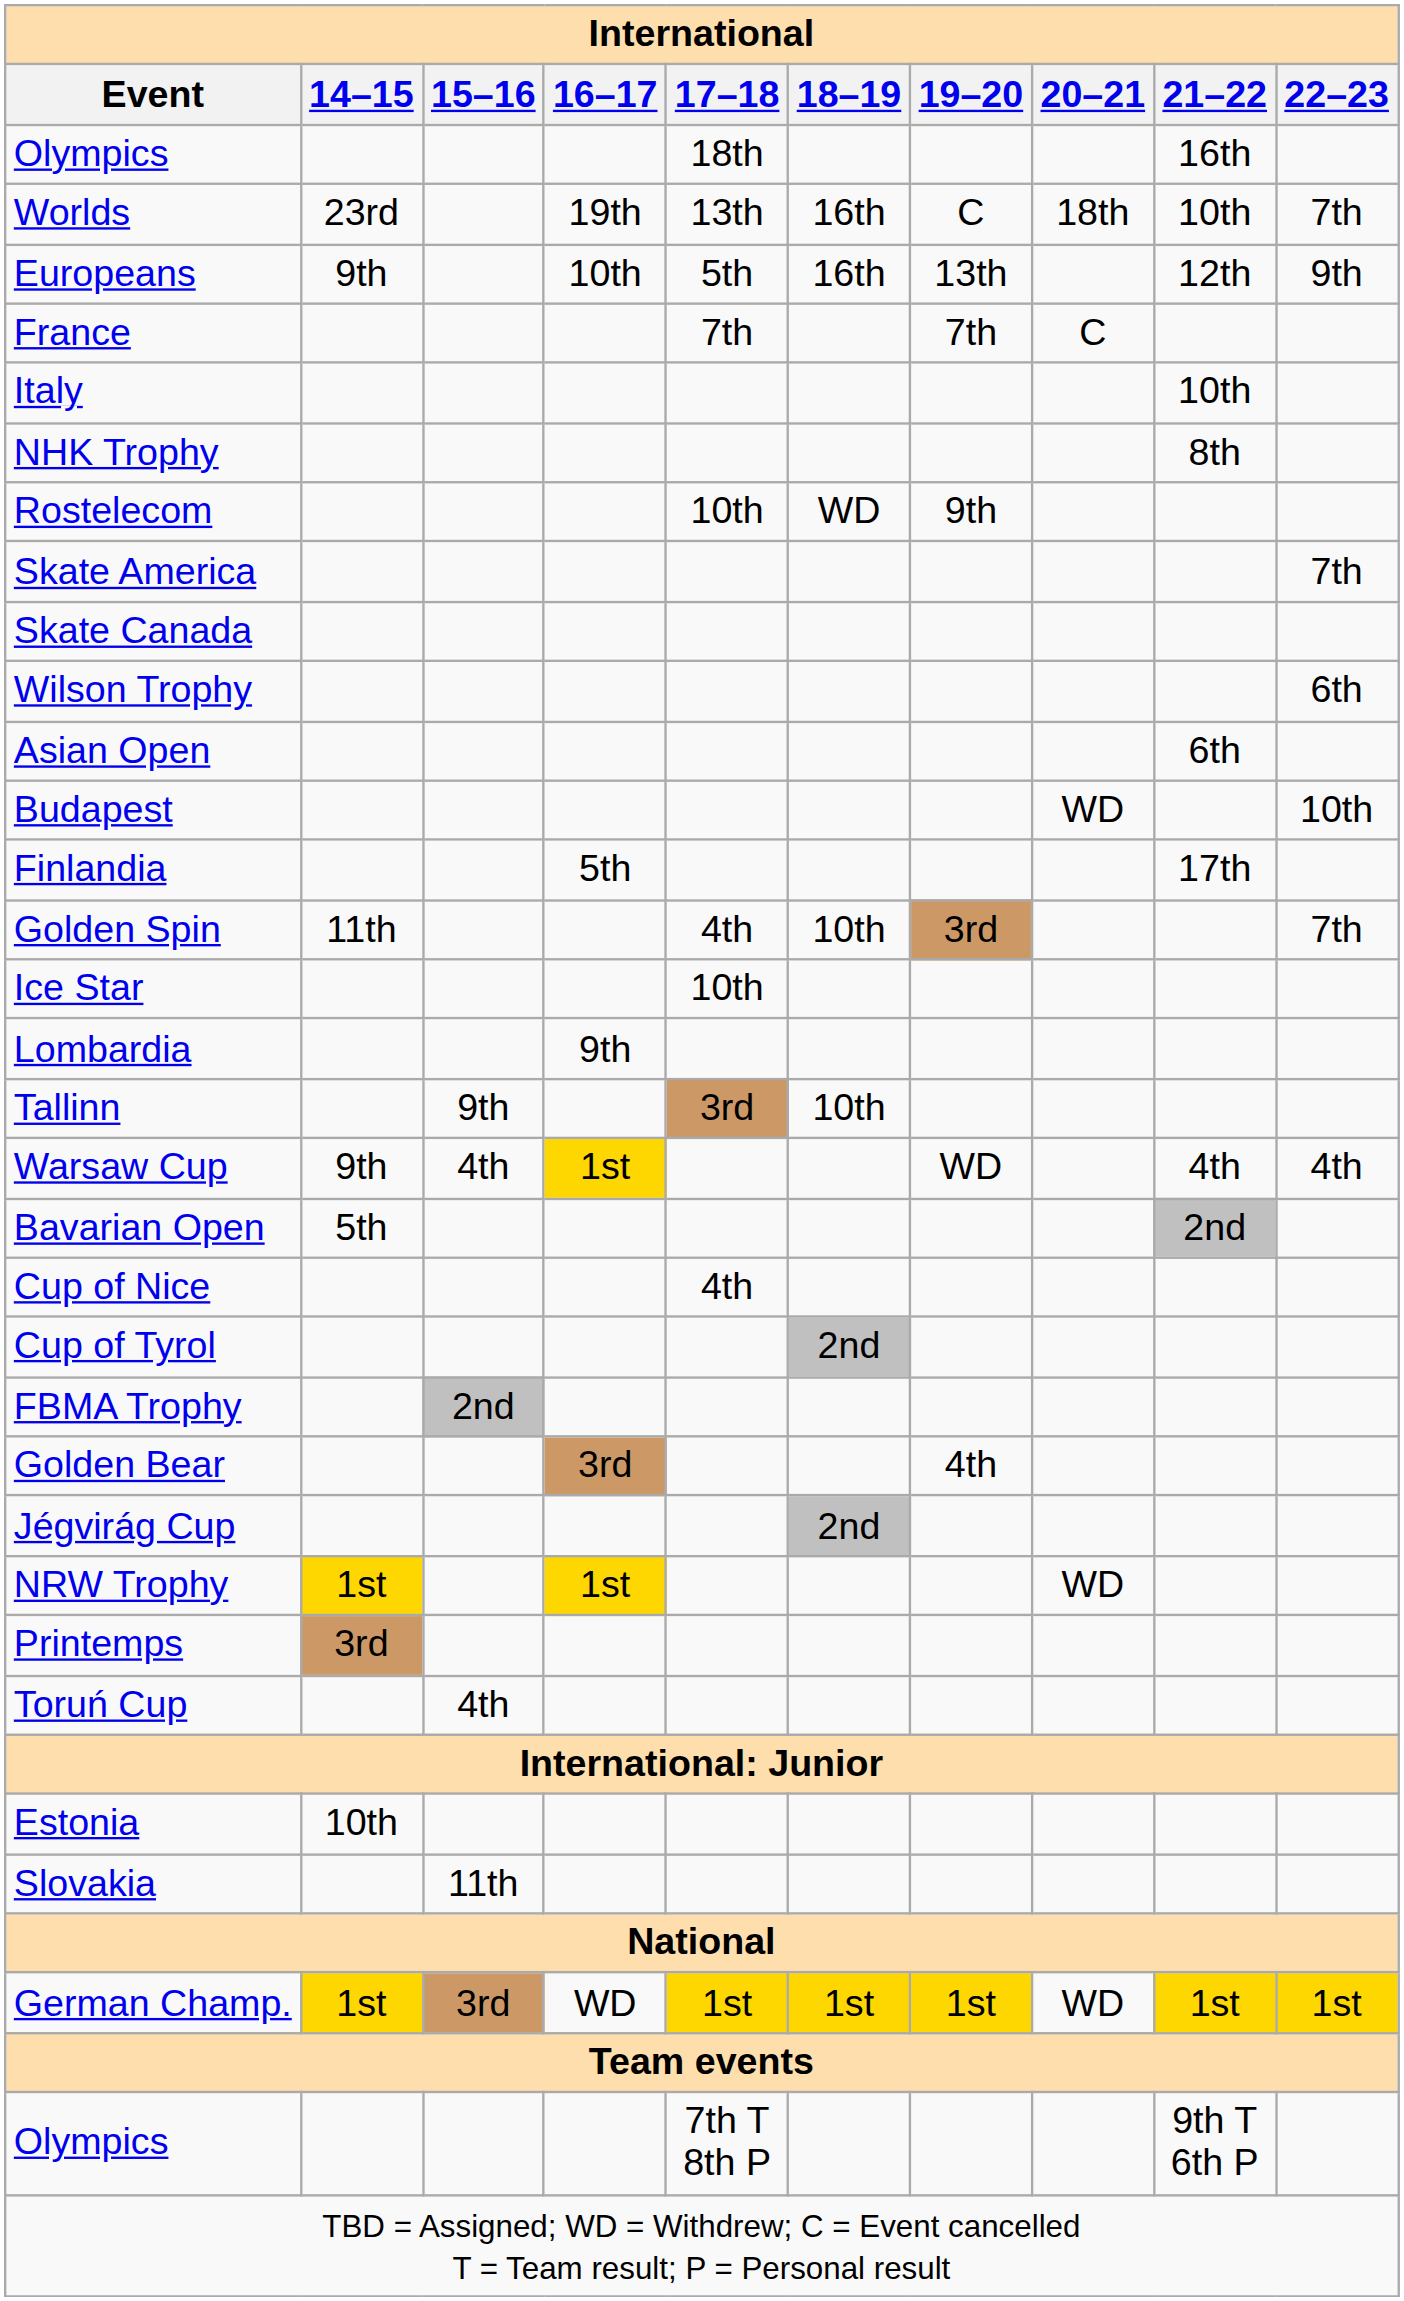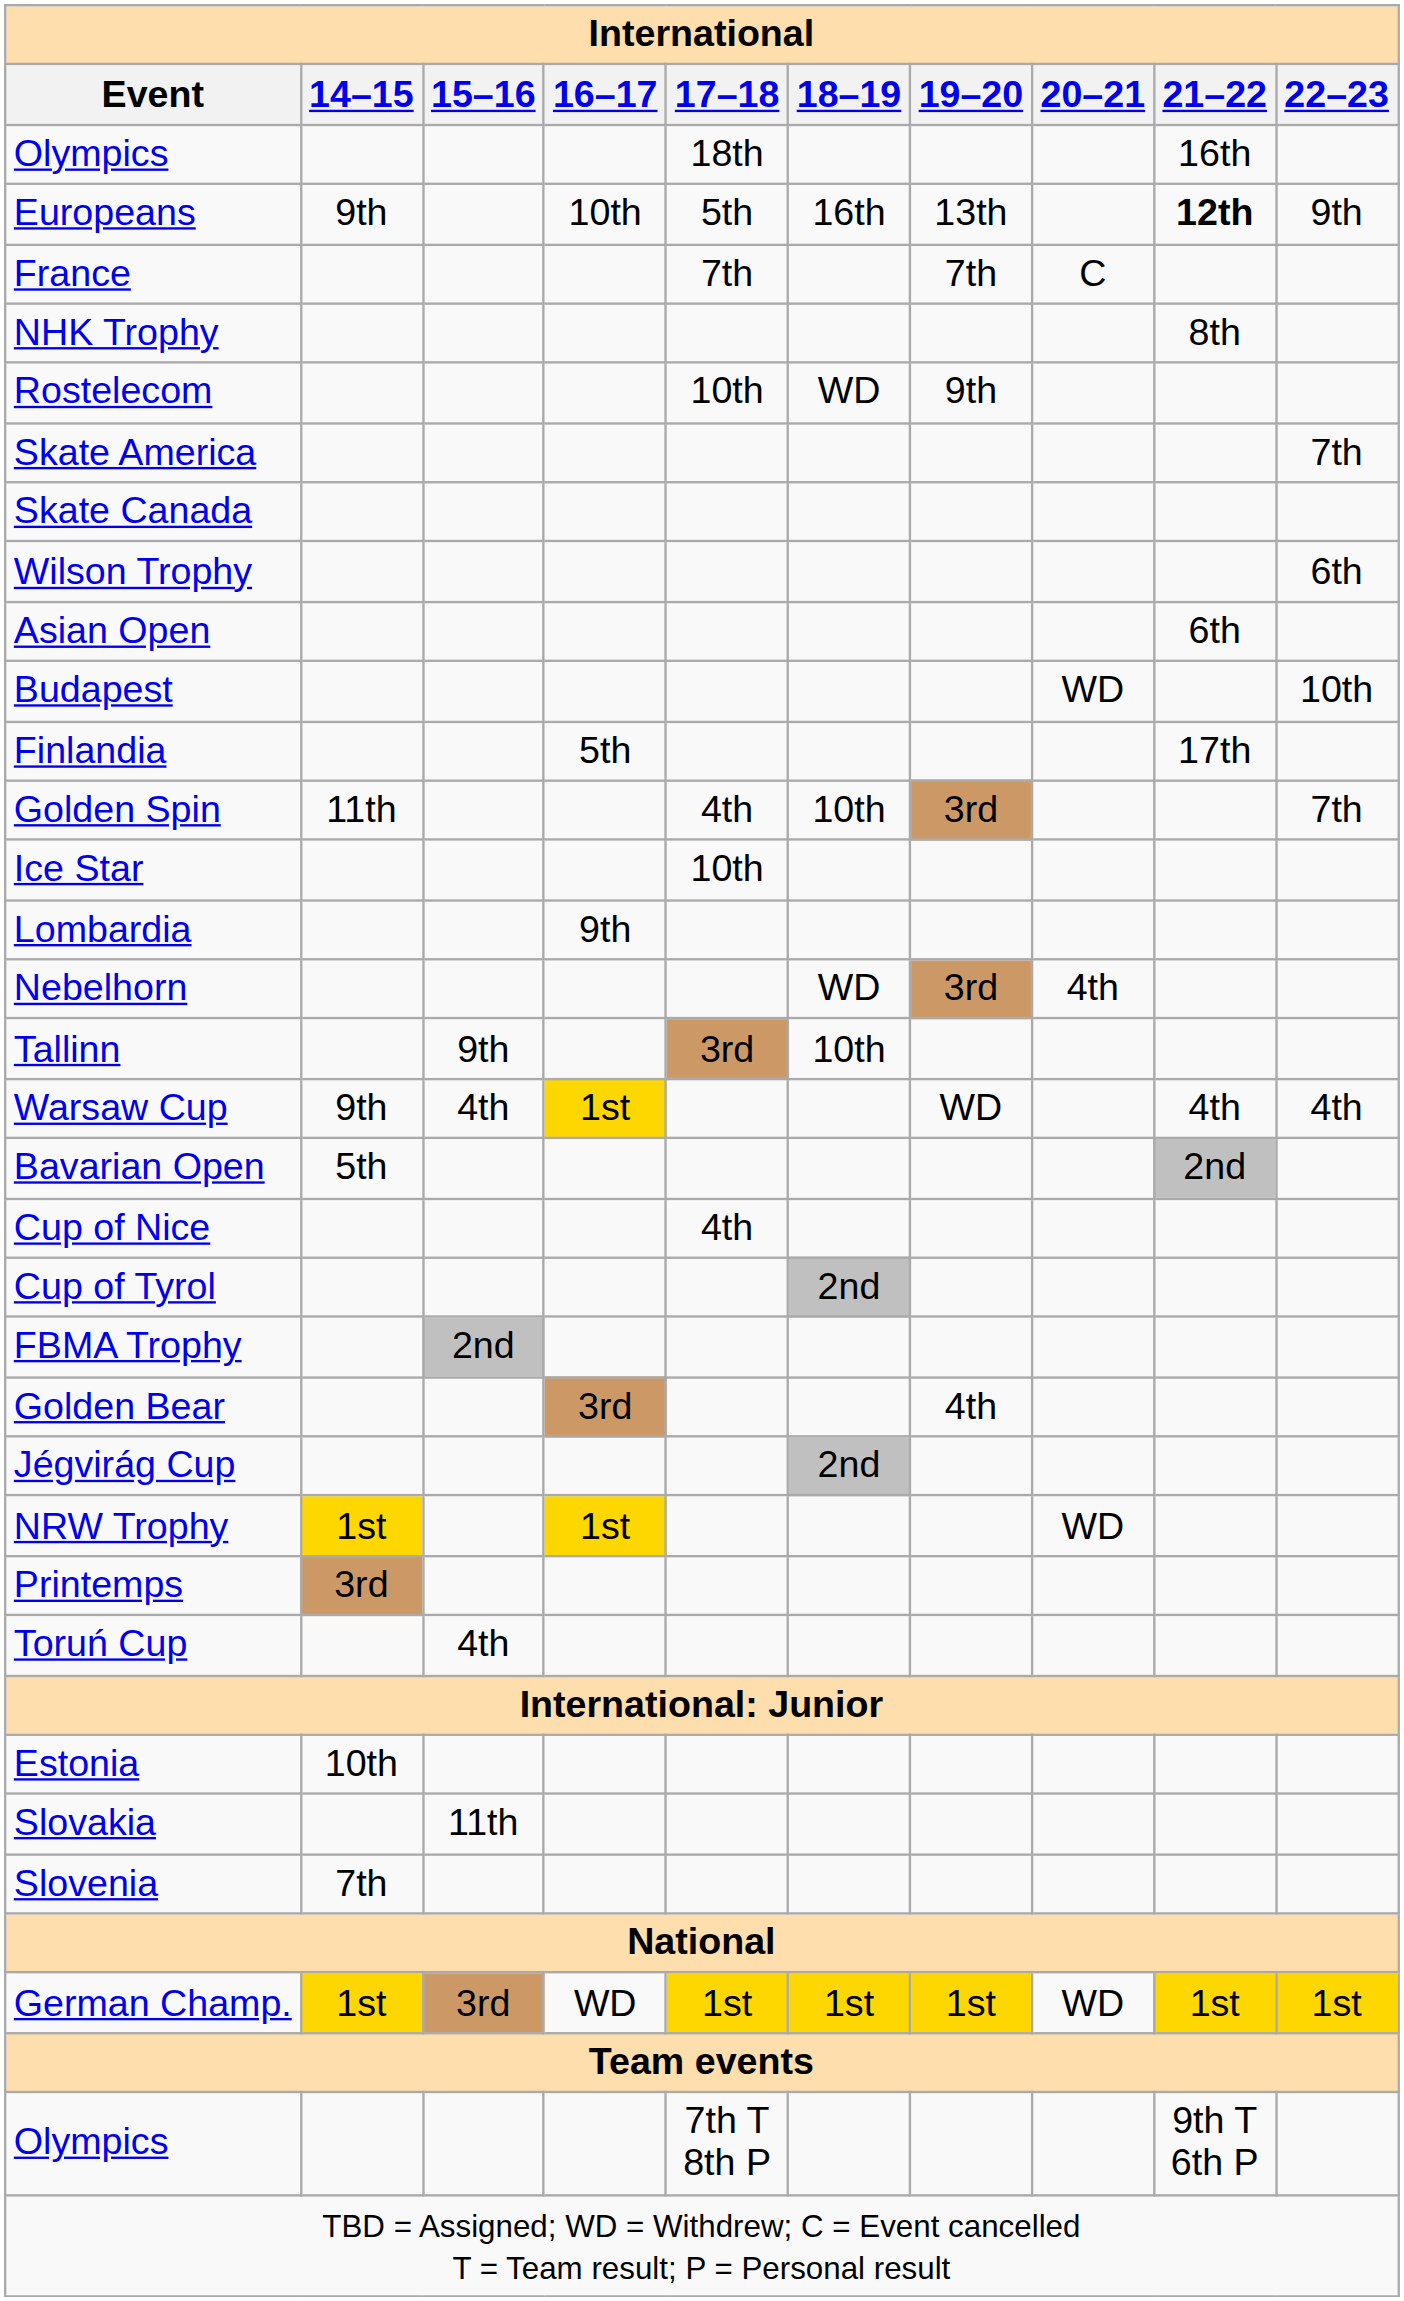- row: (72, 213)
(1215, 272) normal -> (1215, 213) bold
- row: (48, 392)
+ row: (101, 988)
+ row: (86, 1882)
